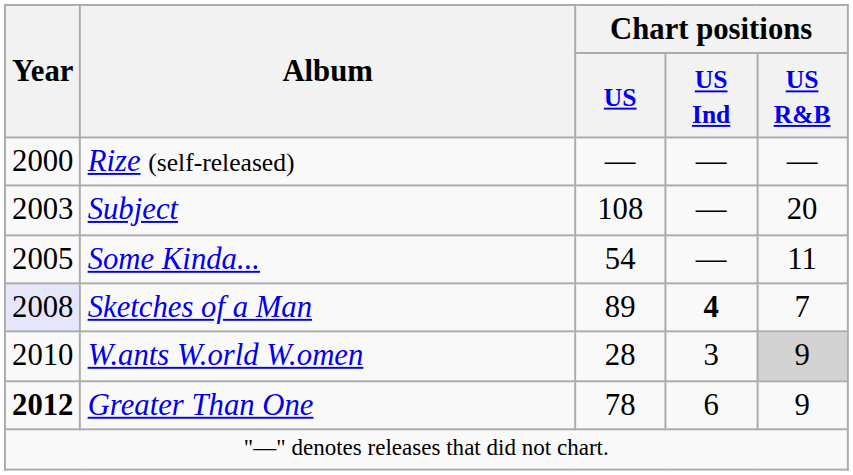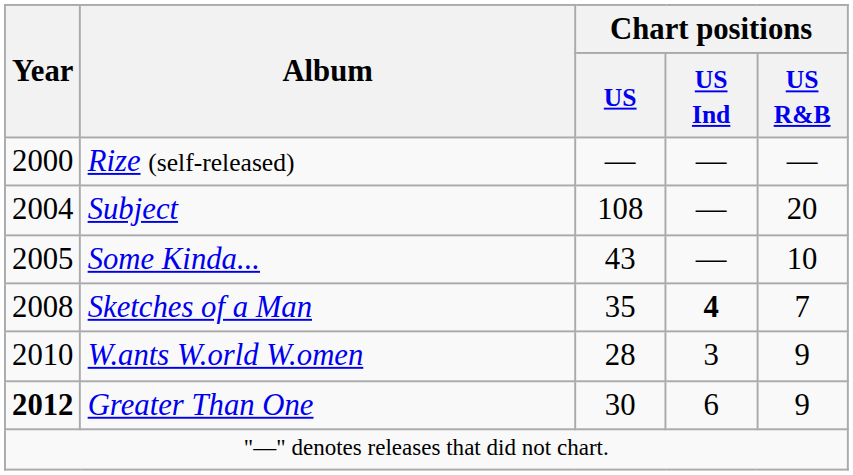(43, 209) 2003 -> (43, 209) 2004
(620, 258) 54 -> (620, 258) 43
(802, 258) 11 -> (802, 258) 10
(43, 307) lavender background -> (43, 307) no background
(620, 307) 89 -> (620, 307) 35
(802, 355) lightgrey background -> (802, 355) no background
(620, 404) 78 -> (620, 404) 30
